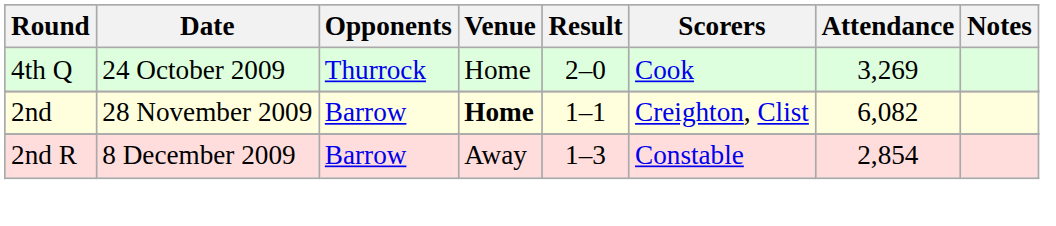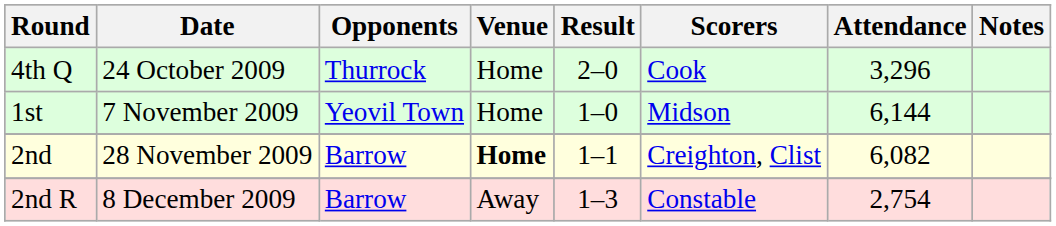(888, 69) 3,269 -> (900, 69) 3,296
+ row: (27, 112)
(888, 155) 2,854 -> (900, 198) 2,754
